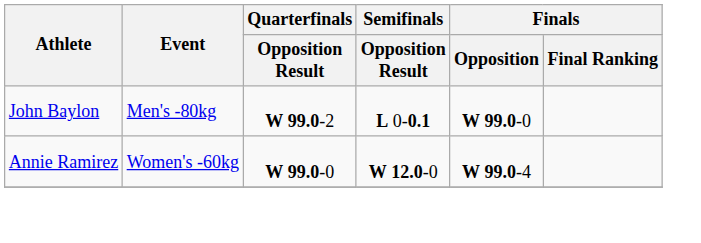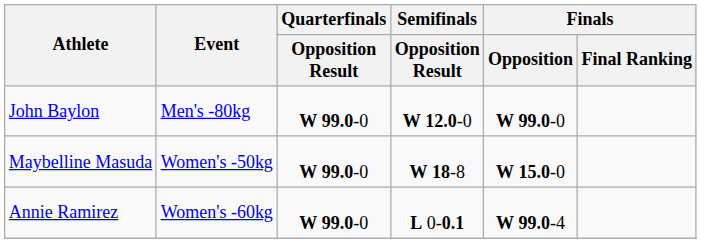(300, 121) W 99.0-2 -> (334, 121) W 99.0-0
(403, 121) L 0-0.1 -> (437, 121) W 12.0-0
+ row: (81, 161)
(403, 172) W 12.0-0 -> (437, 223) L 0-0.1
